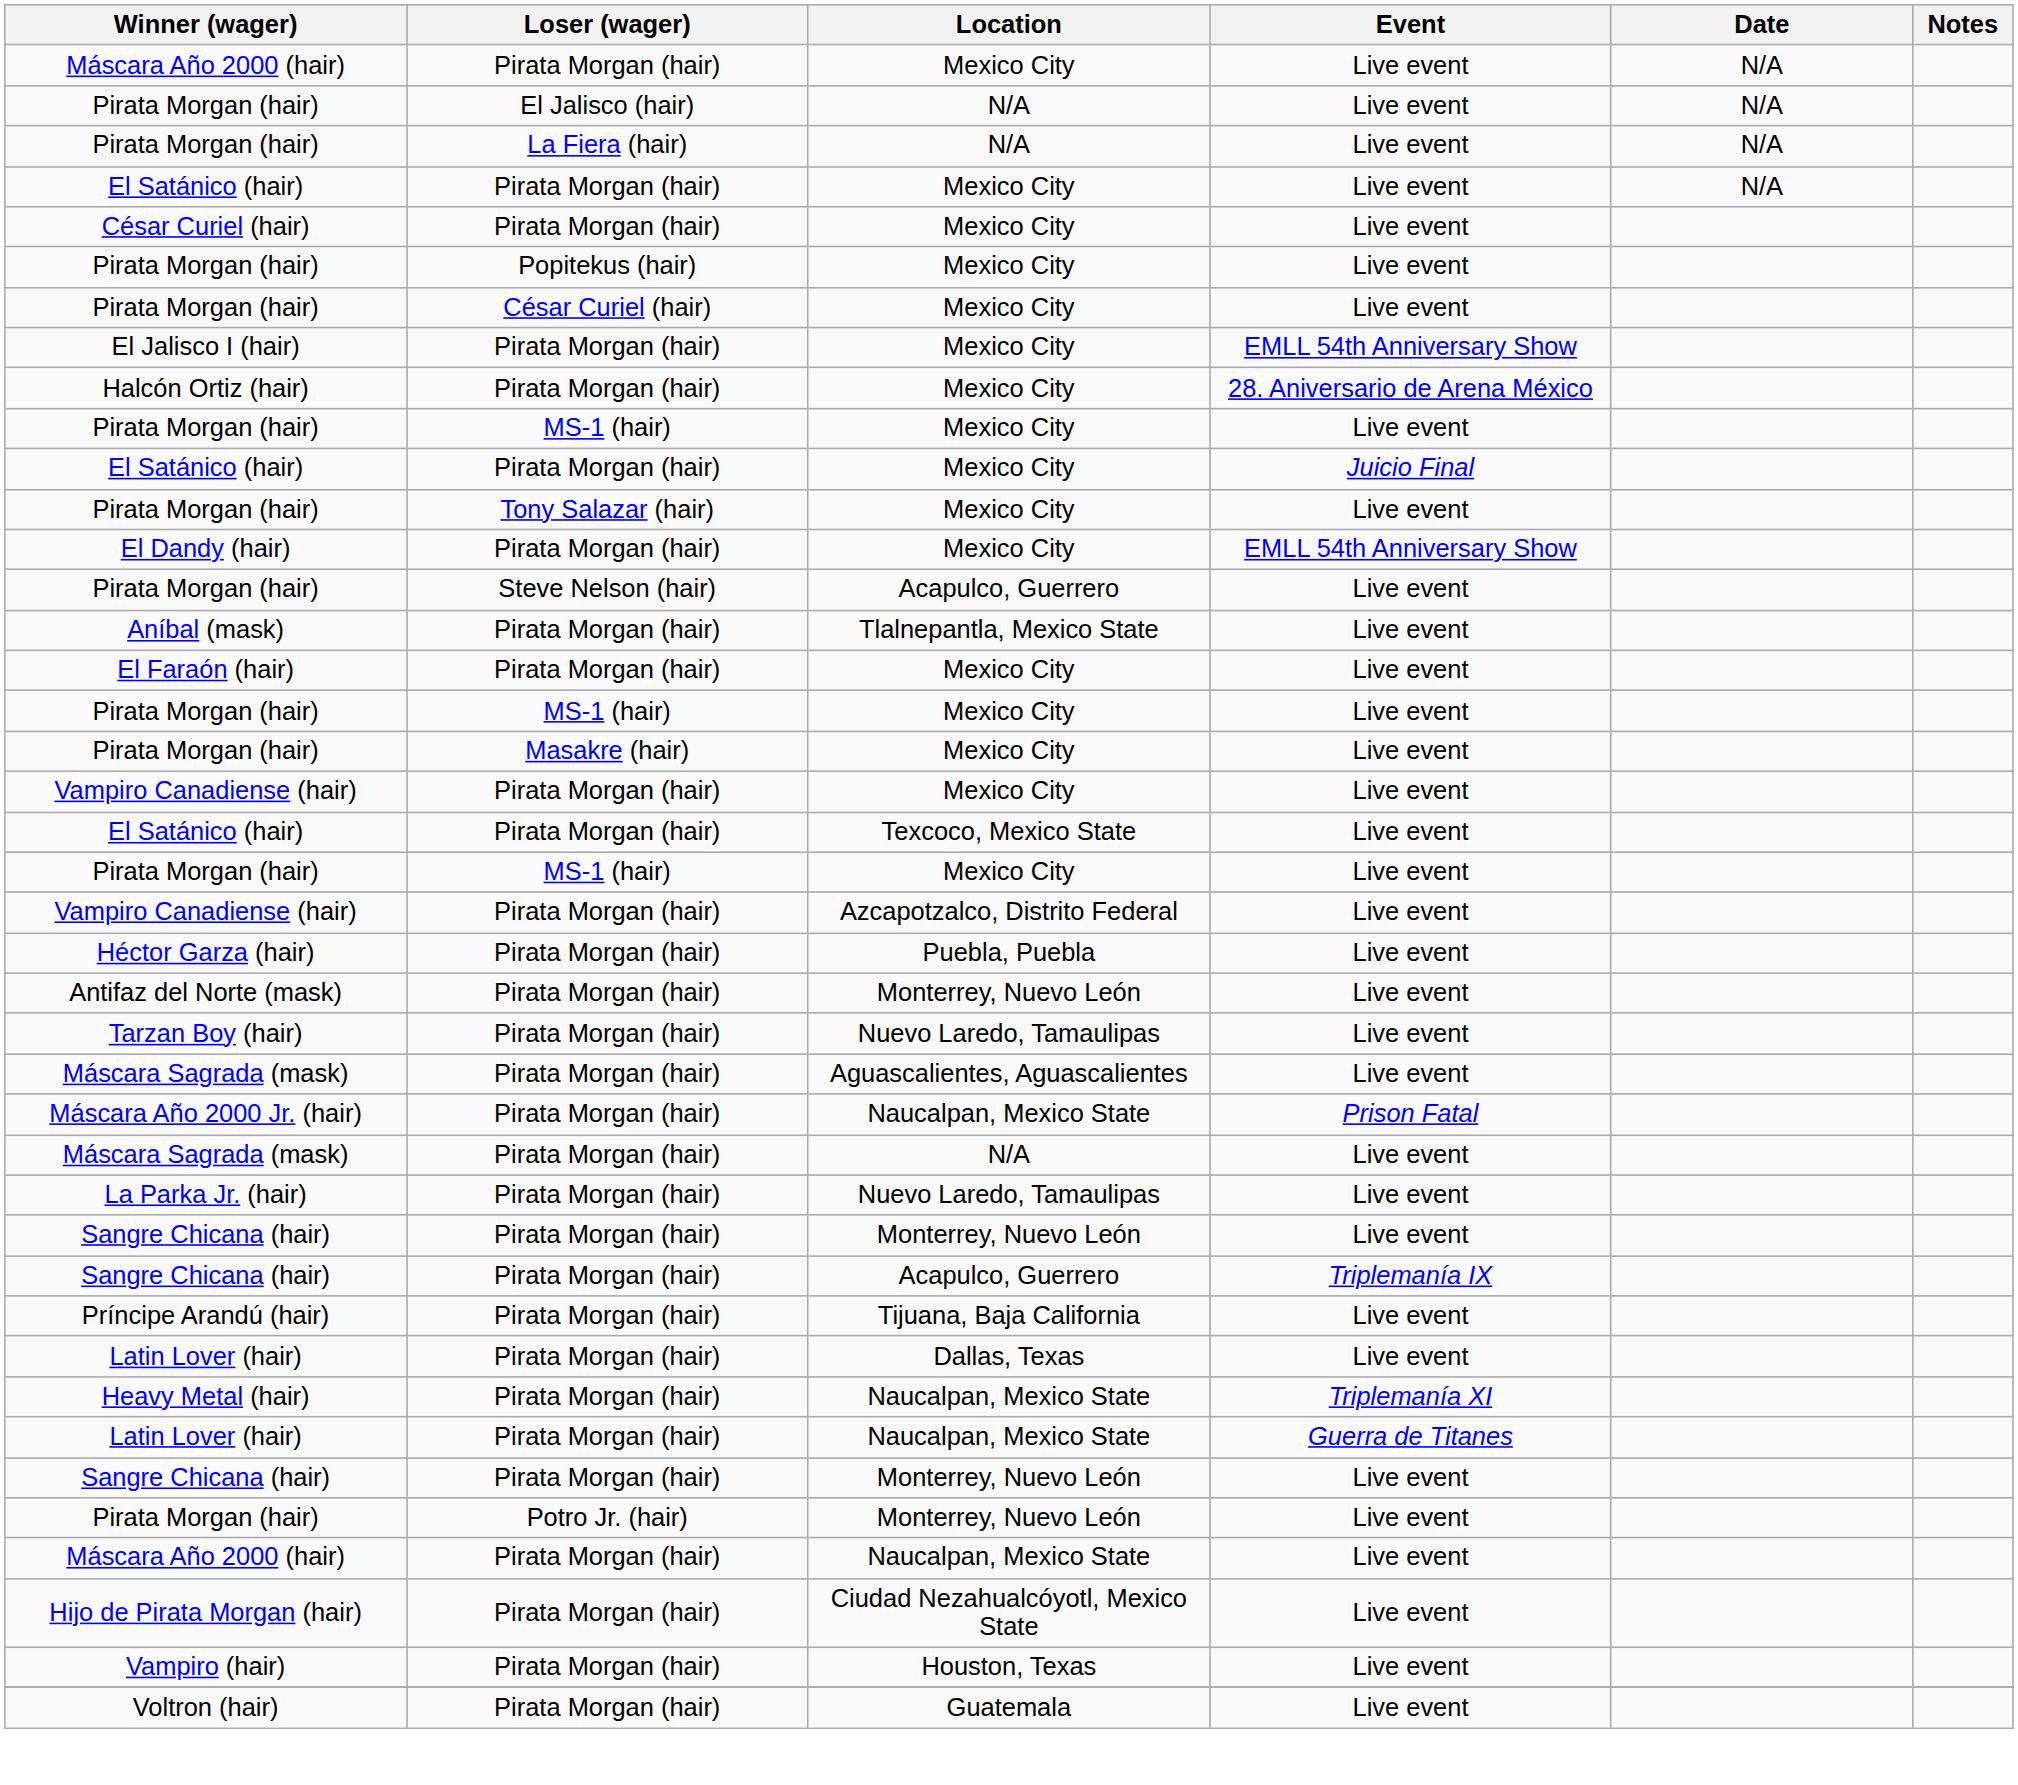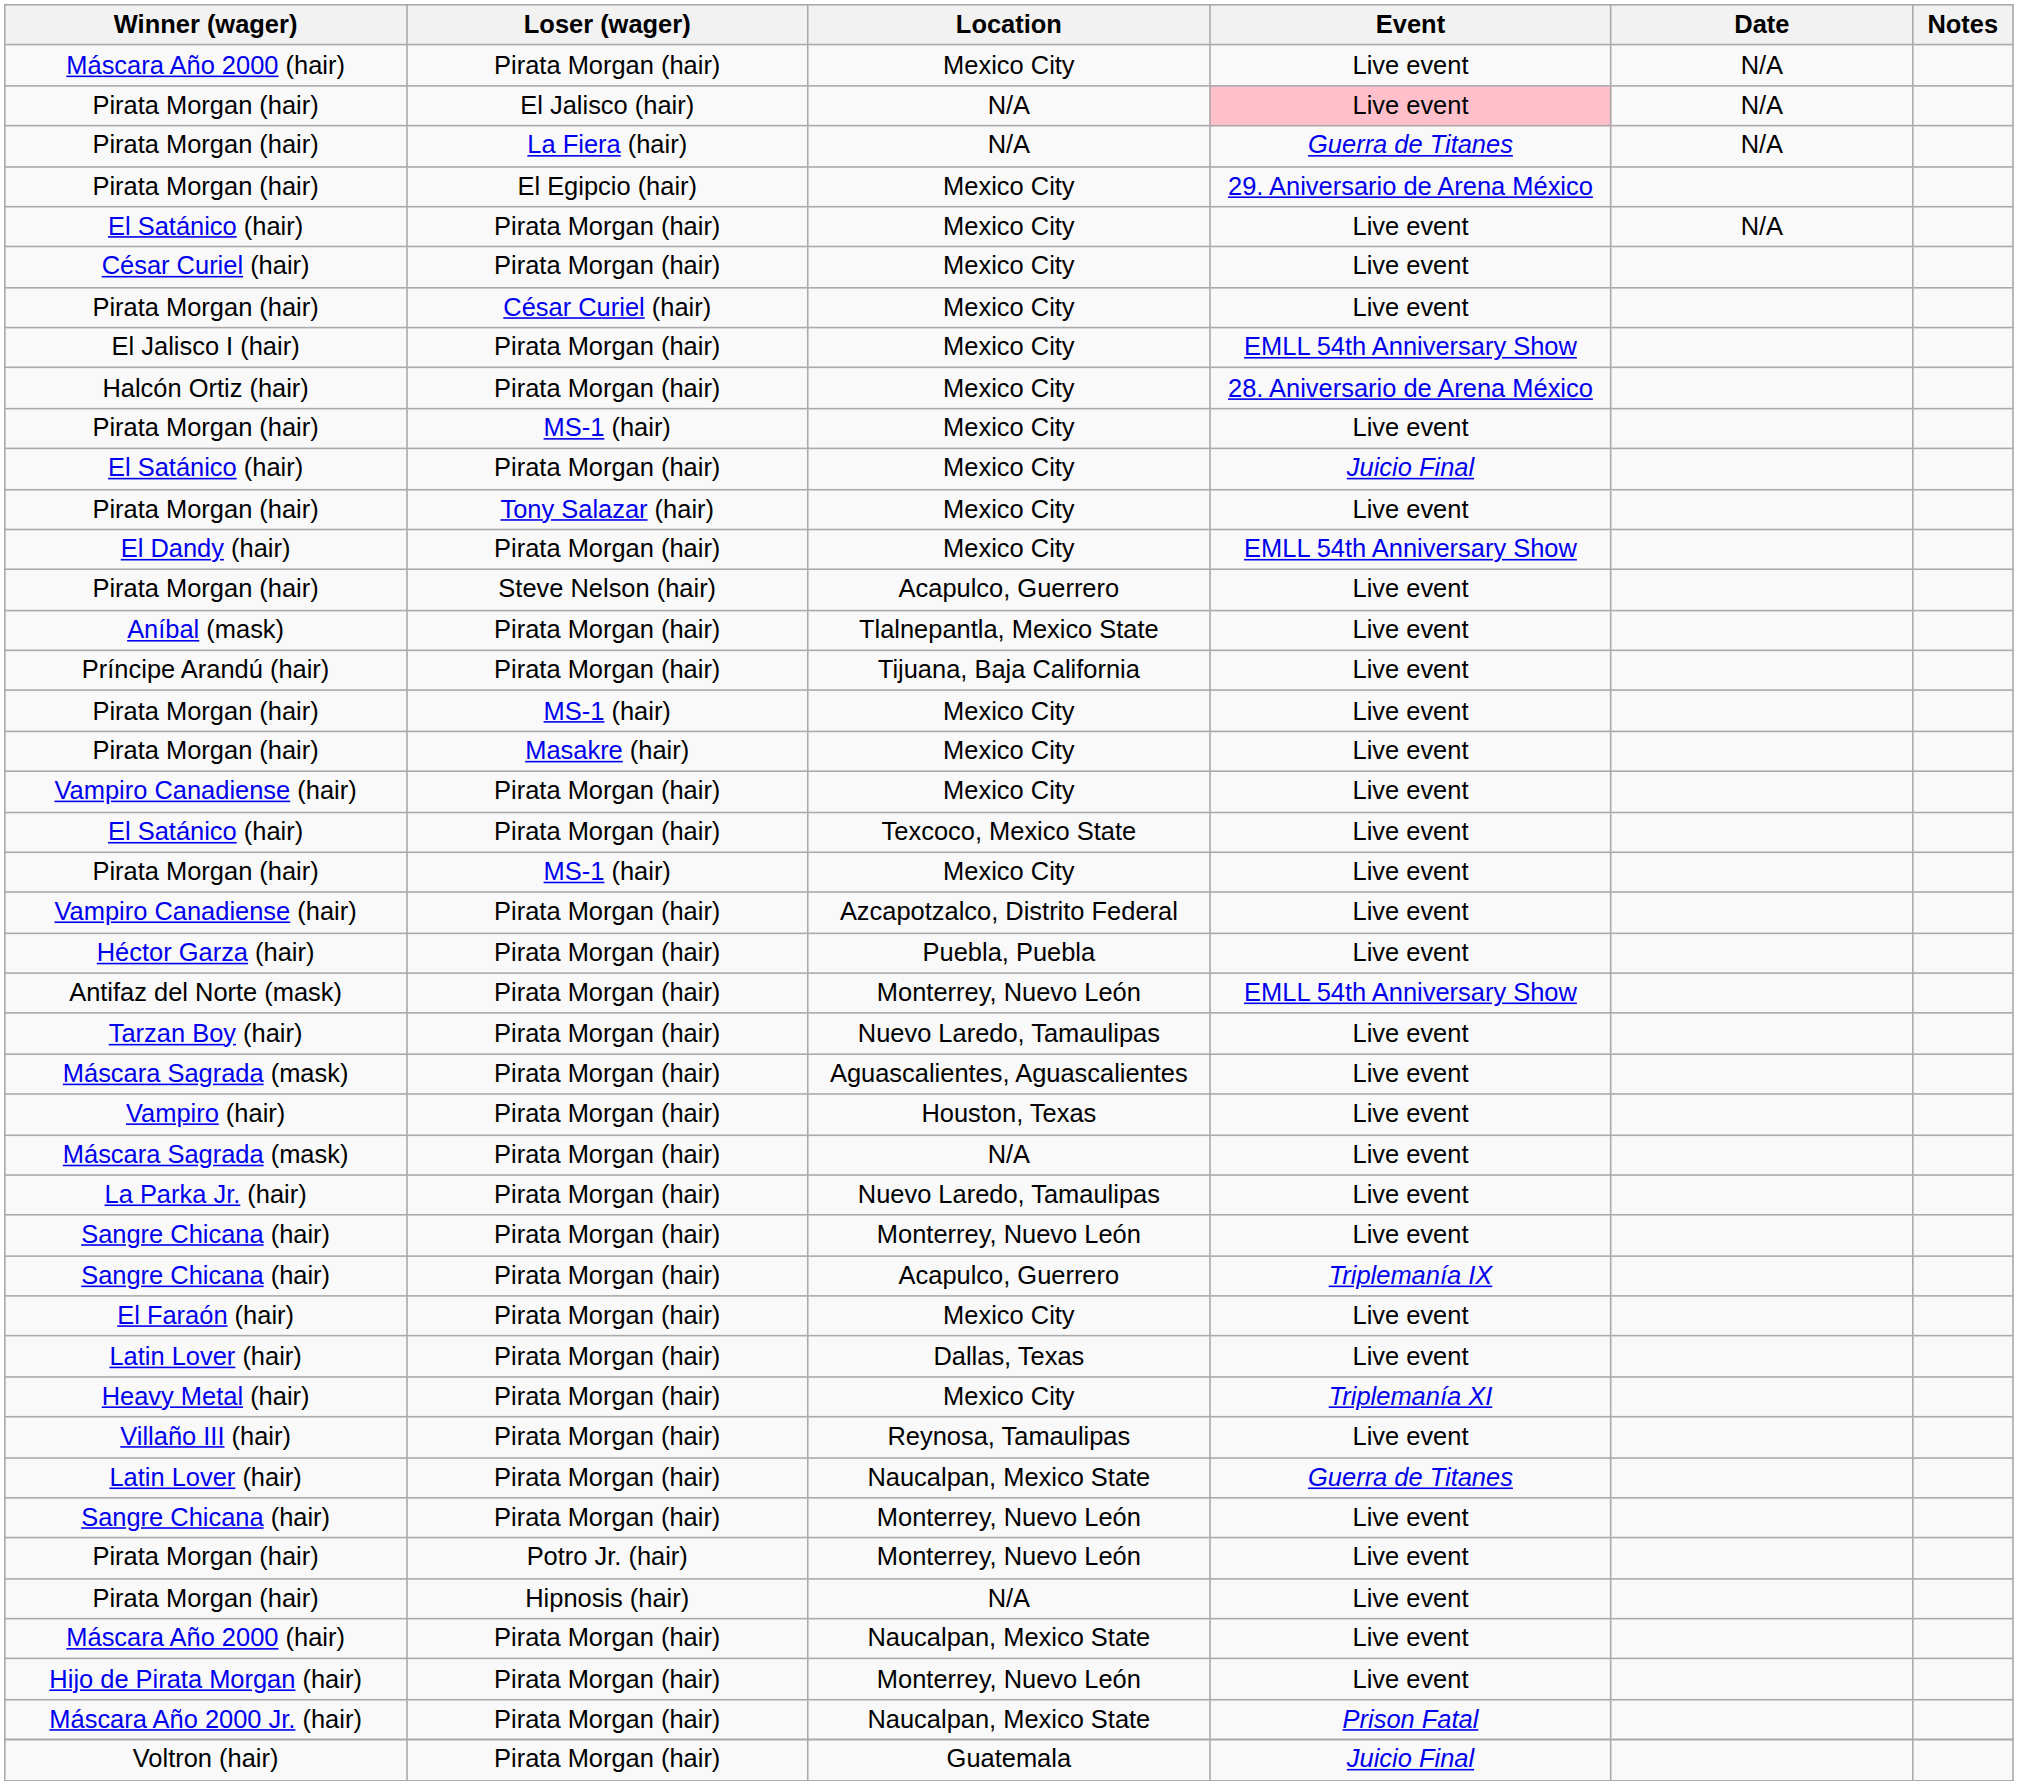(1410, 105) no background -> (1410, 105) pink background
(1410, 145) Live event -> (1410, 145) Guerra de Titanes
+ row: (206, 186)
- row: (206, 266)
rows swapped: (206, 670) <-> (206, 1315)
(1410, 992) Live event -> (1410, 992) EMLL 54th Anniversary Show
rows swapped: (206, 1667) <-> (206, 1114)
(1009, 1396) Naucalpan, Mexico State -> (1009, 1396) Mexico City
+ row: (206, 1436)
+ row: (206, 1598)
(1009, 1612) Ciudad Nezahualcóyotl, Mexico State -> (1009, 1678) Monterrey, Nuevo León
(1410, 1707) Live event -> (1410, 1759) Juicio Final
